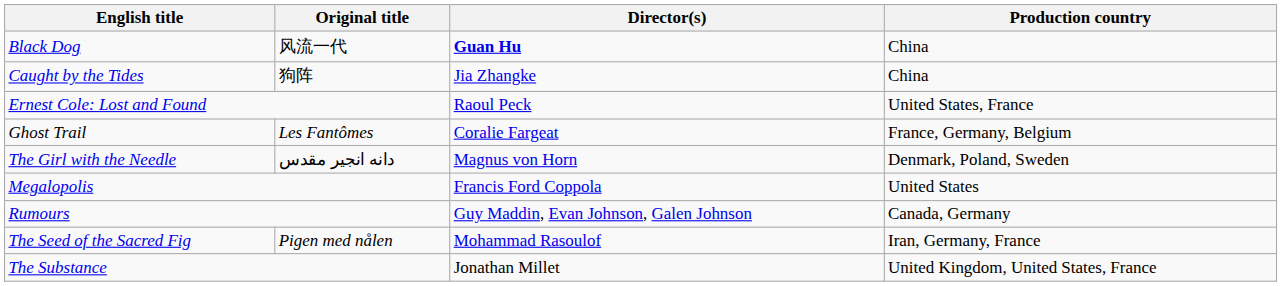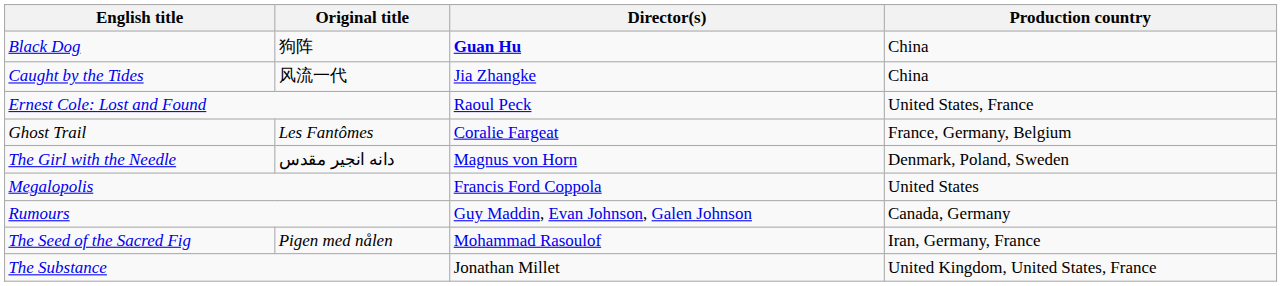(313, 45) 风流一代 -> (296, 45) 狗阵
(296, 75) 狗阵 -> (313, 75) 风流一代
